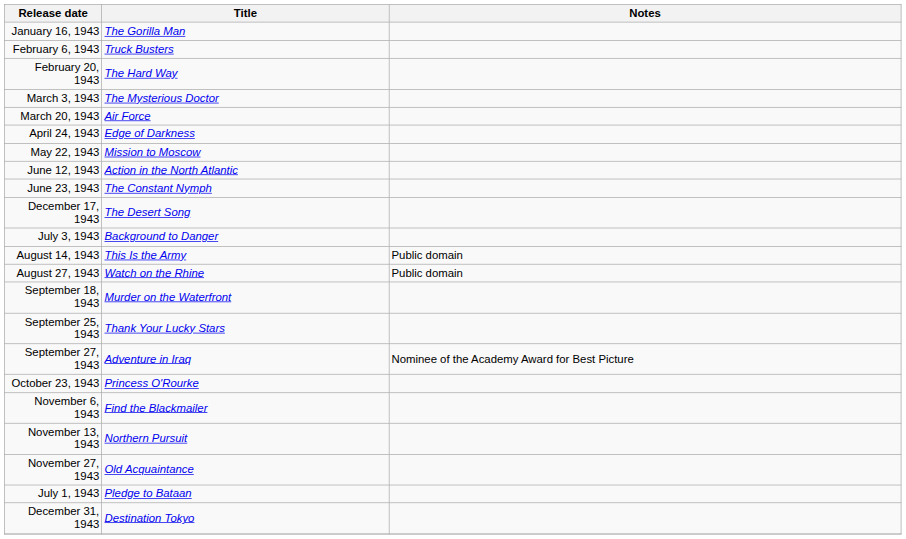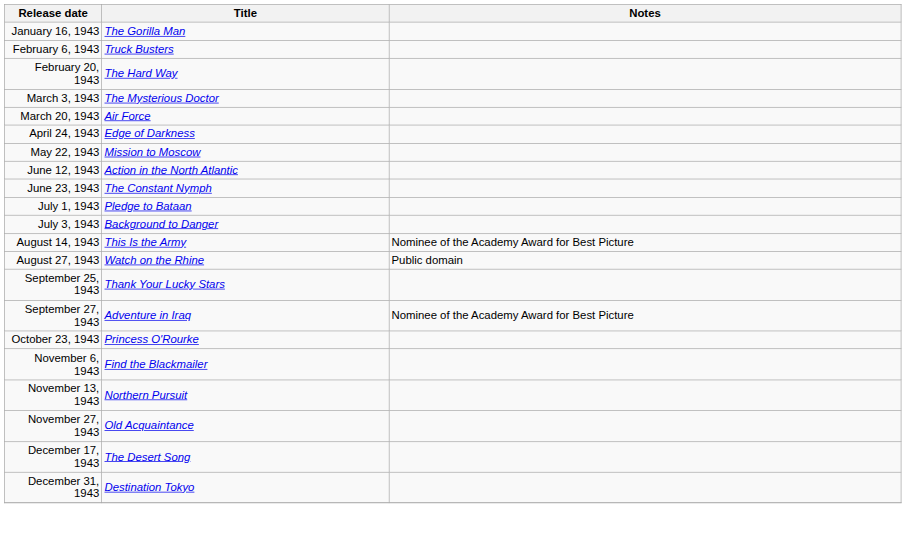rows swapped: (69, 494) <-> (64, 212)
(427, 255) Public domain -> (513, 242) Nominee of the Academy Award for Best Picture
- row: (62, 297)
